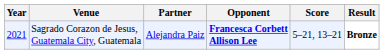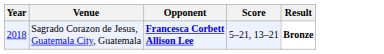- column: (175, 13)
(17, 35) 2021 -> (17, 35) 2018
